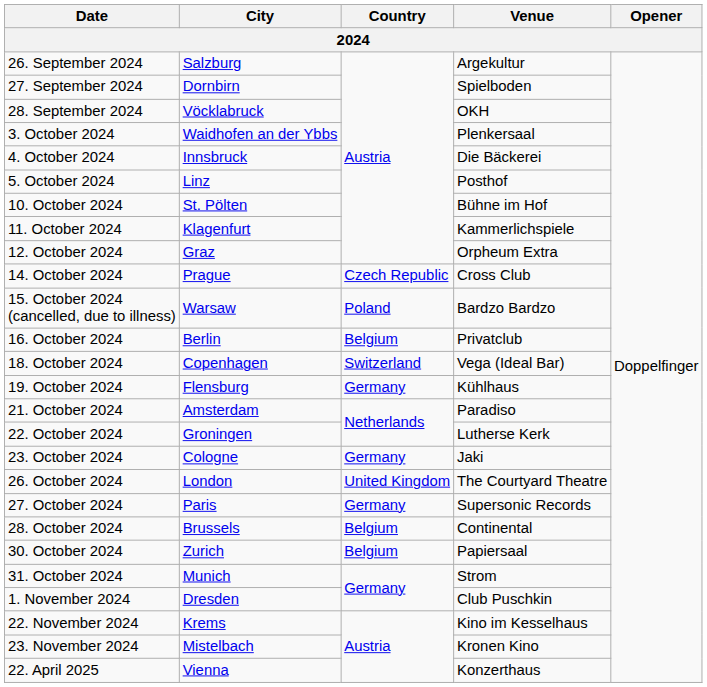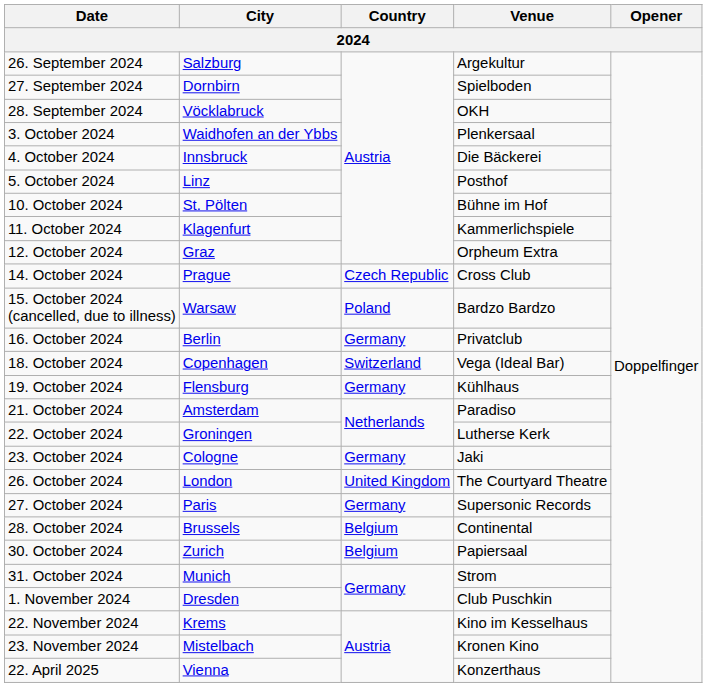(371, 339) Belgium -> (375, 339) Germany
